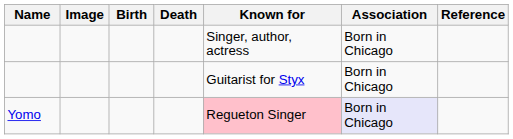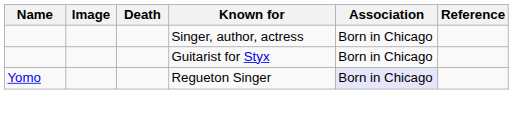- column: (132, 15)
(256, 115) pink background -> (221, 78) no background
